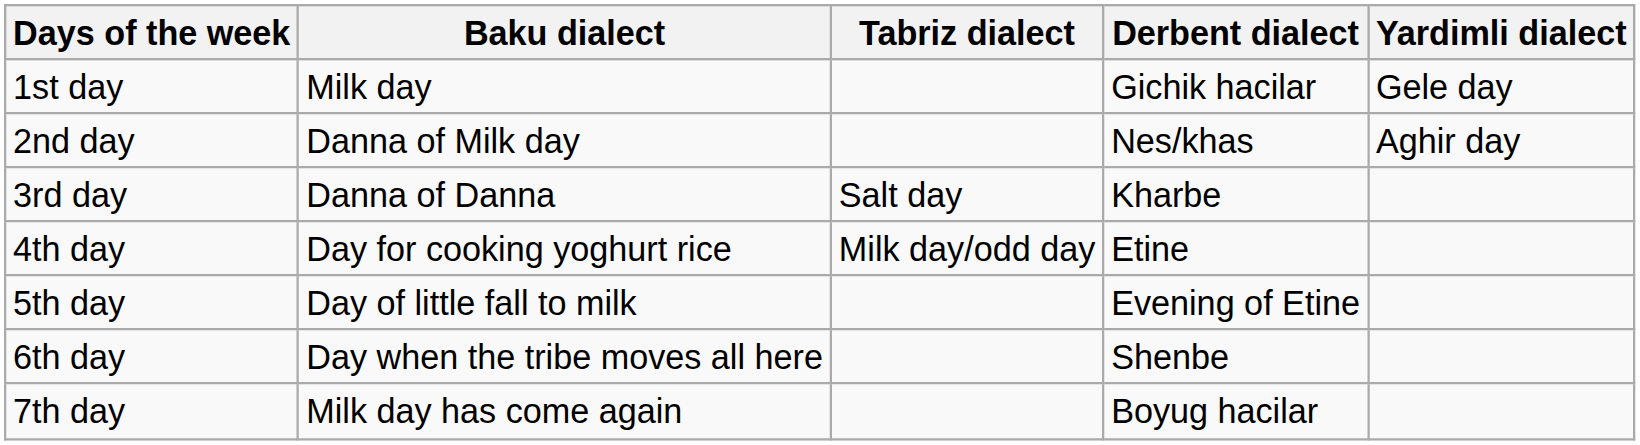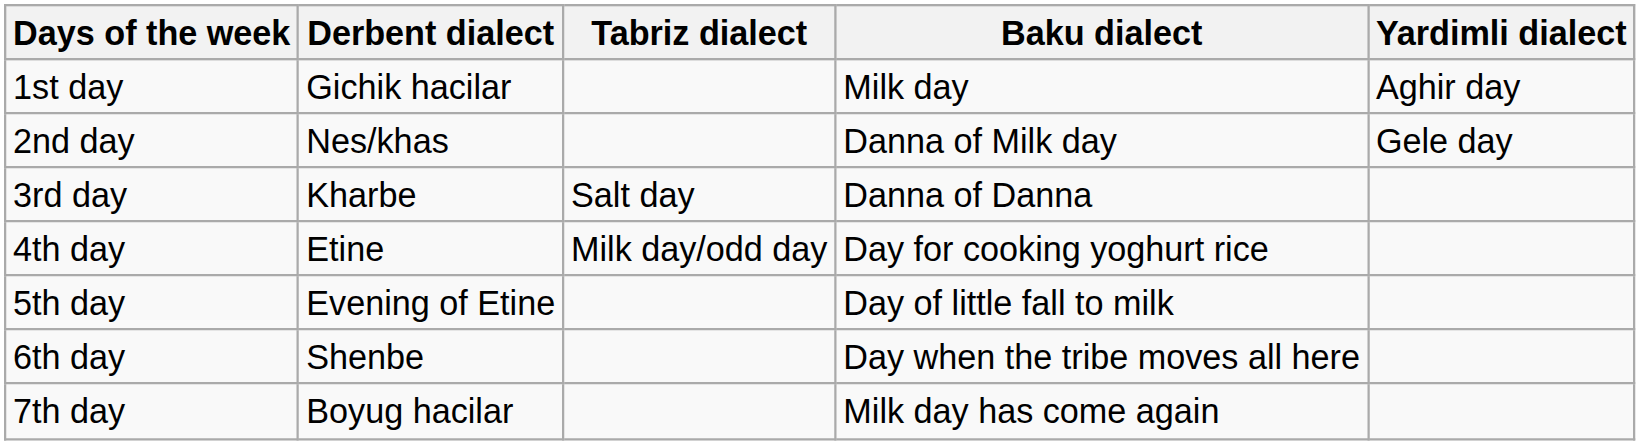columns swapped: (565, 32) <-> (1236, 32)
(1444, 86) Gele day -> (1448, 86) Aghir day
(1448, 140) Aghir day -> (1444, 140) Gele day
